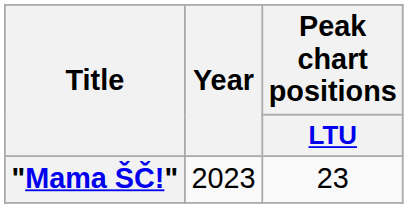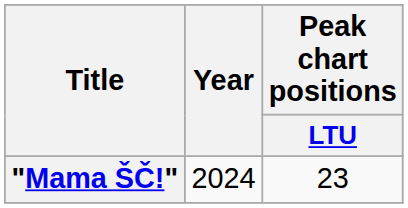(223, 178) 2023 -> (223, 178) 2024
